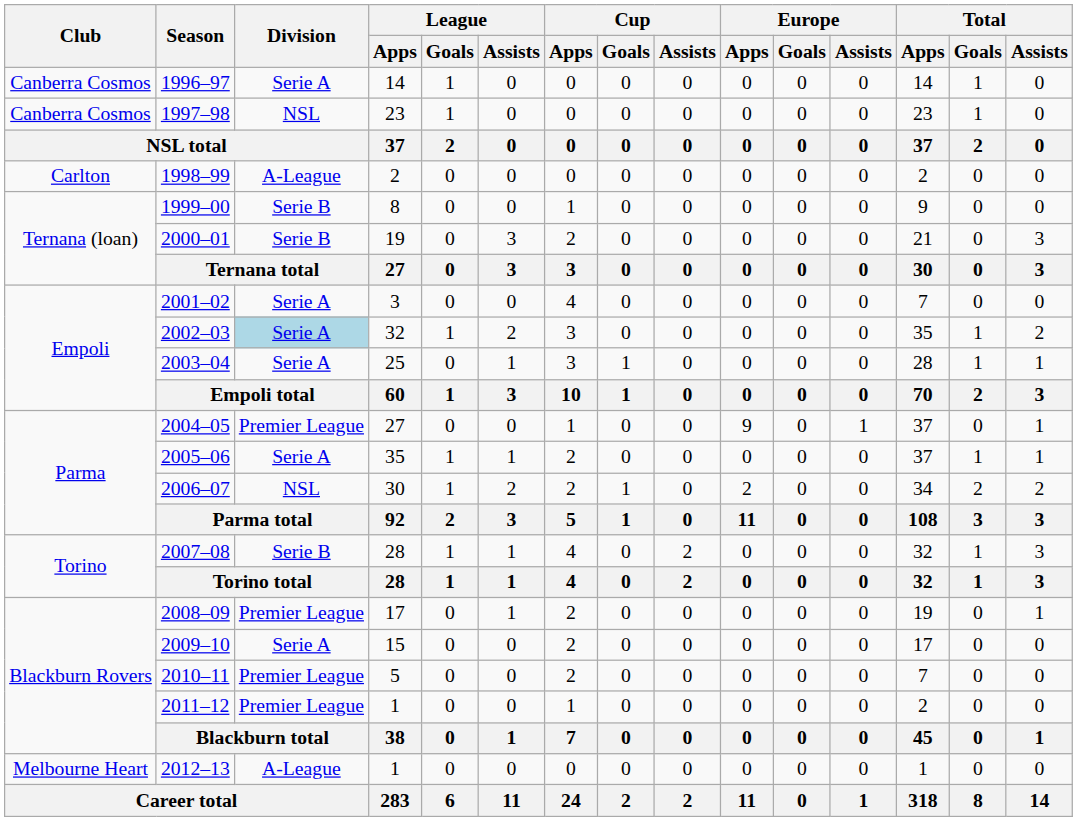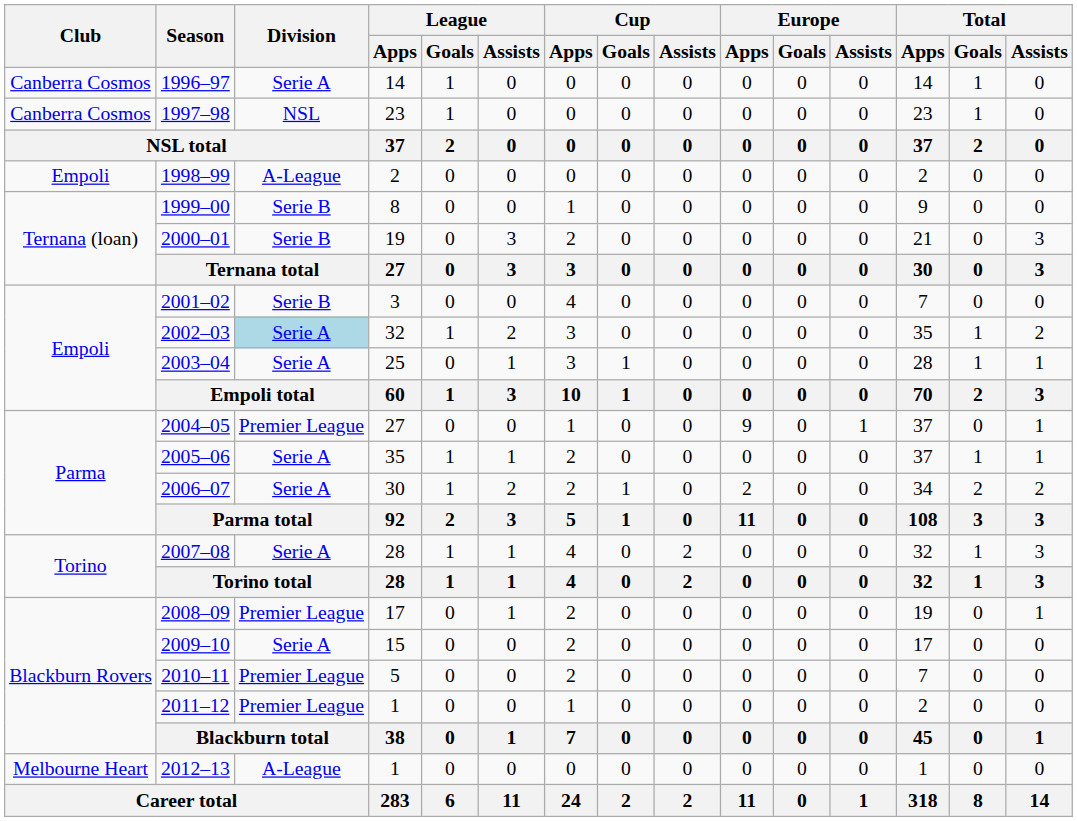(80, 176) Carlton -> (80, 176) Empoli
(301, 301) Serie A -> (301, 301) Serie B
(301, 488) NSL -> (301, 488) Serie A
(301, 550) Serie B -> (301, 550) Serie A
